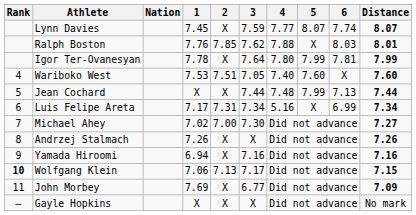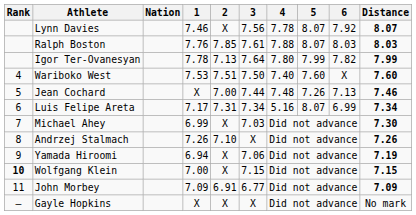(197, 28) 7.45 -> (197, 28) 7.46
(253, 28) 7.59 -> (253, 28) 7.56
(282, 28) 7.77 -> (282, 28) 7.78
(344, 28) 7.74 -> (344, 28) 7.92
(253, 44) 7.62 -> (253, 44) 7.61
(313, 44) X -> (313, 44) 8.07
(386, 44) 8.01 -> (386, 44) 8.03
(225, 60) X -> (225, 60) 7.13
(344, 60) 7.81 -> (344, 60) 7.82
(253, 76) 7.05 -> (253, 76) 7.50
(225, 92) X -> (225, 92) 7.00
(313, 92) 7.99 -> (313, 92) 7.26
(386, 92) 7.44 -> (386, 92) 7.46
(313, 108) X -> (313, 108) 8.07
(197, 124) 7.02 -> (197, 124) 6.99
(225, 124) 7.00 -> (225, 124) X
(253, 124) 7.30 -> (253, 124) 7.03
(386, 124) 7.27 -> (386, 124) 7.30
(225, 139) X -> (225, 139) 7.10
(253, 155) 7.16 -> (253, 155) 7.06
(386, 155) 7.16 -> (386, 155) 7.19
(197, 171) 7.06 -> (197, 171) 7.00
(225, 171) 7.13 -> (225, 171) X
(253, 171) 7.17 -> (253, 171) 7.15
(197, 187) 7.69 -> (197, 187) 7.09
(225, 187) X -> (225, 187) 6.91
